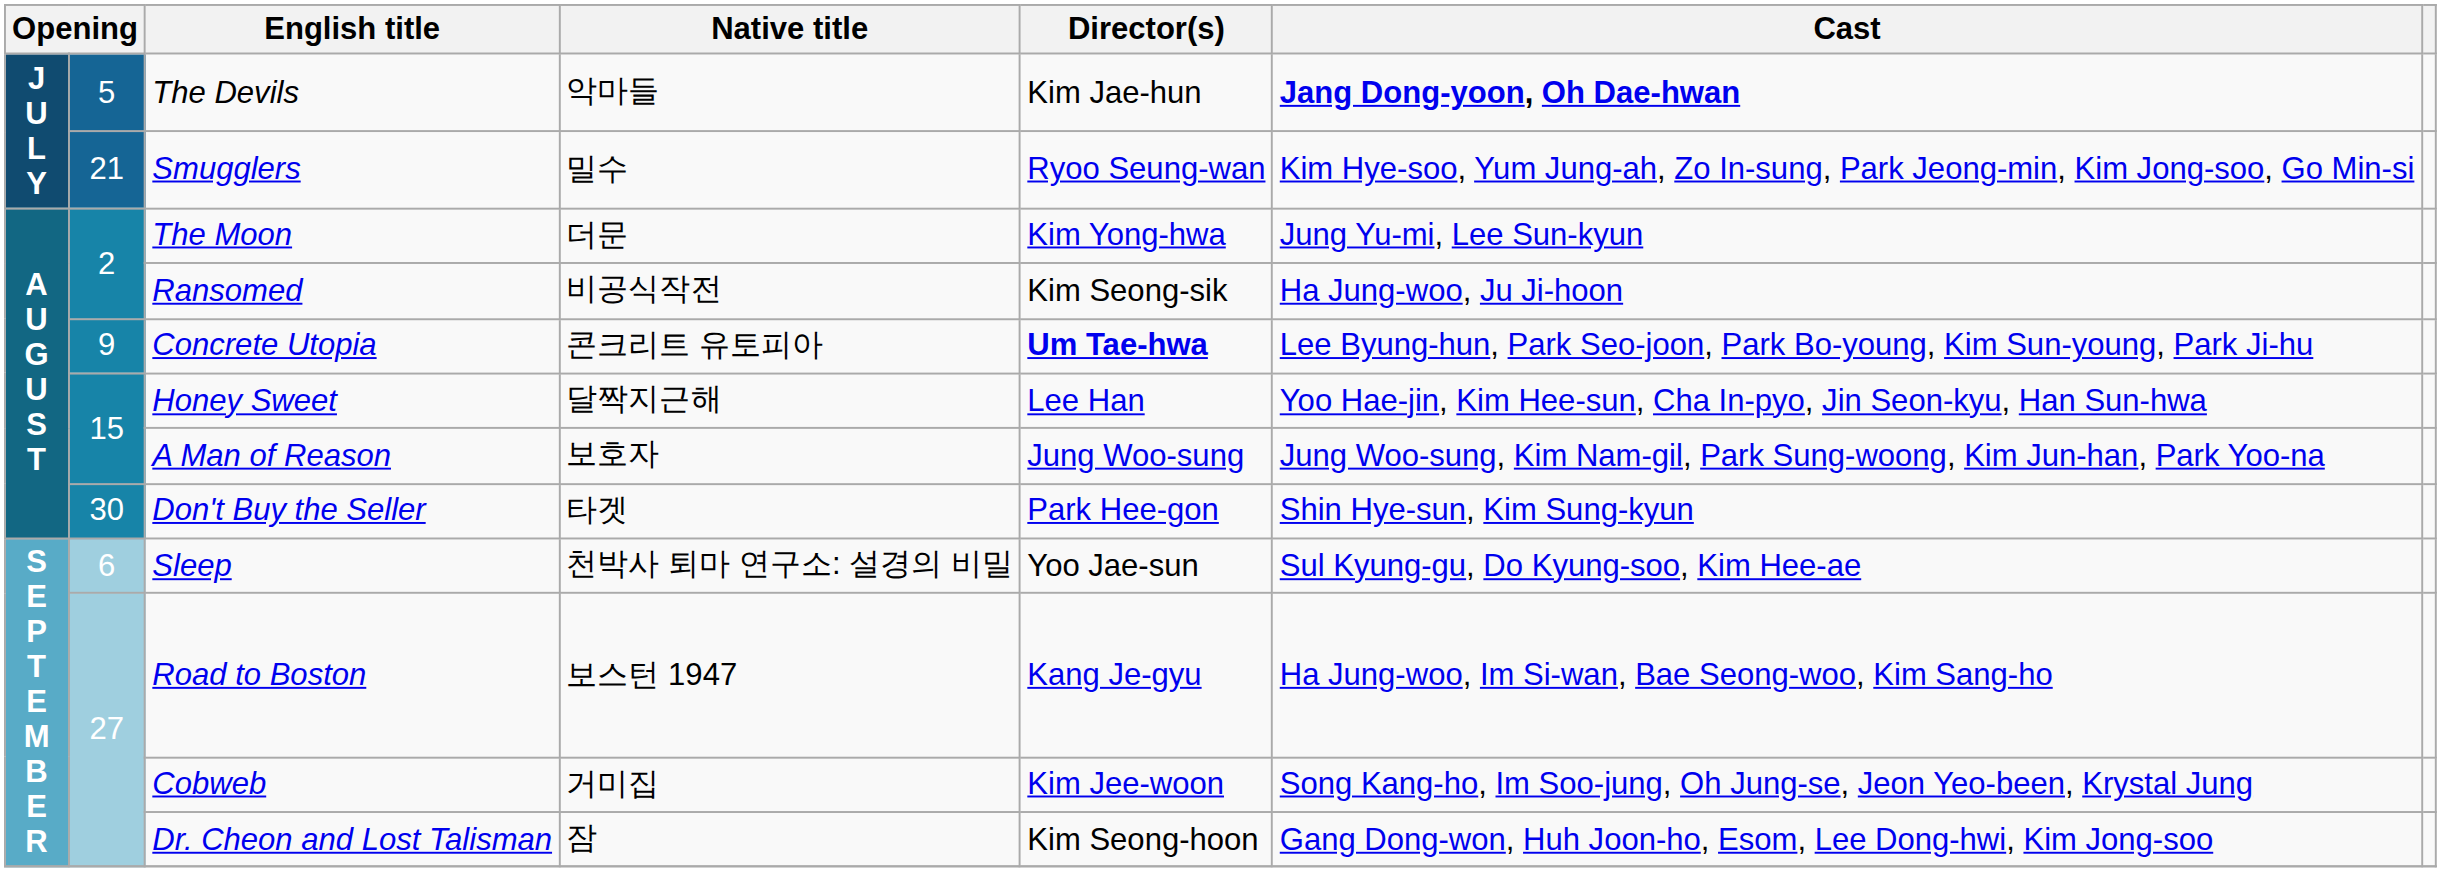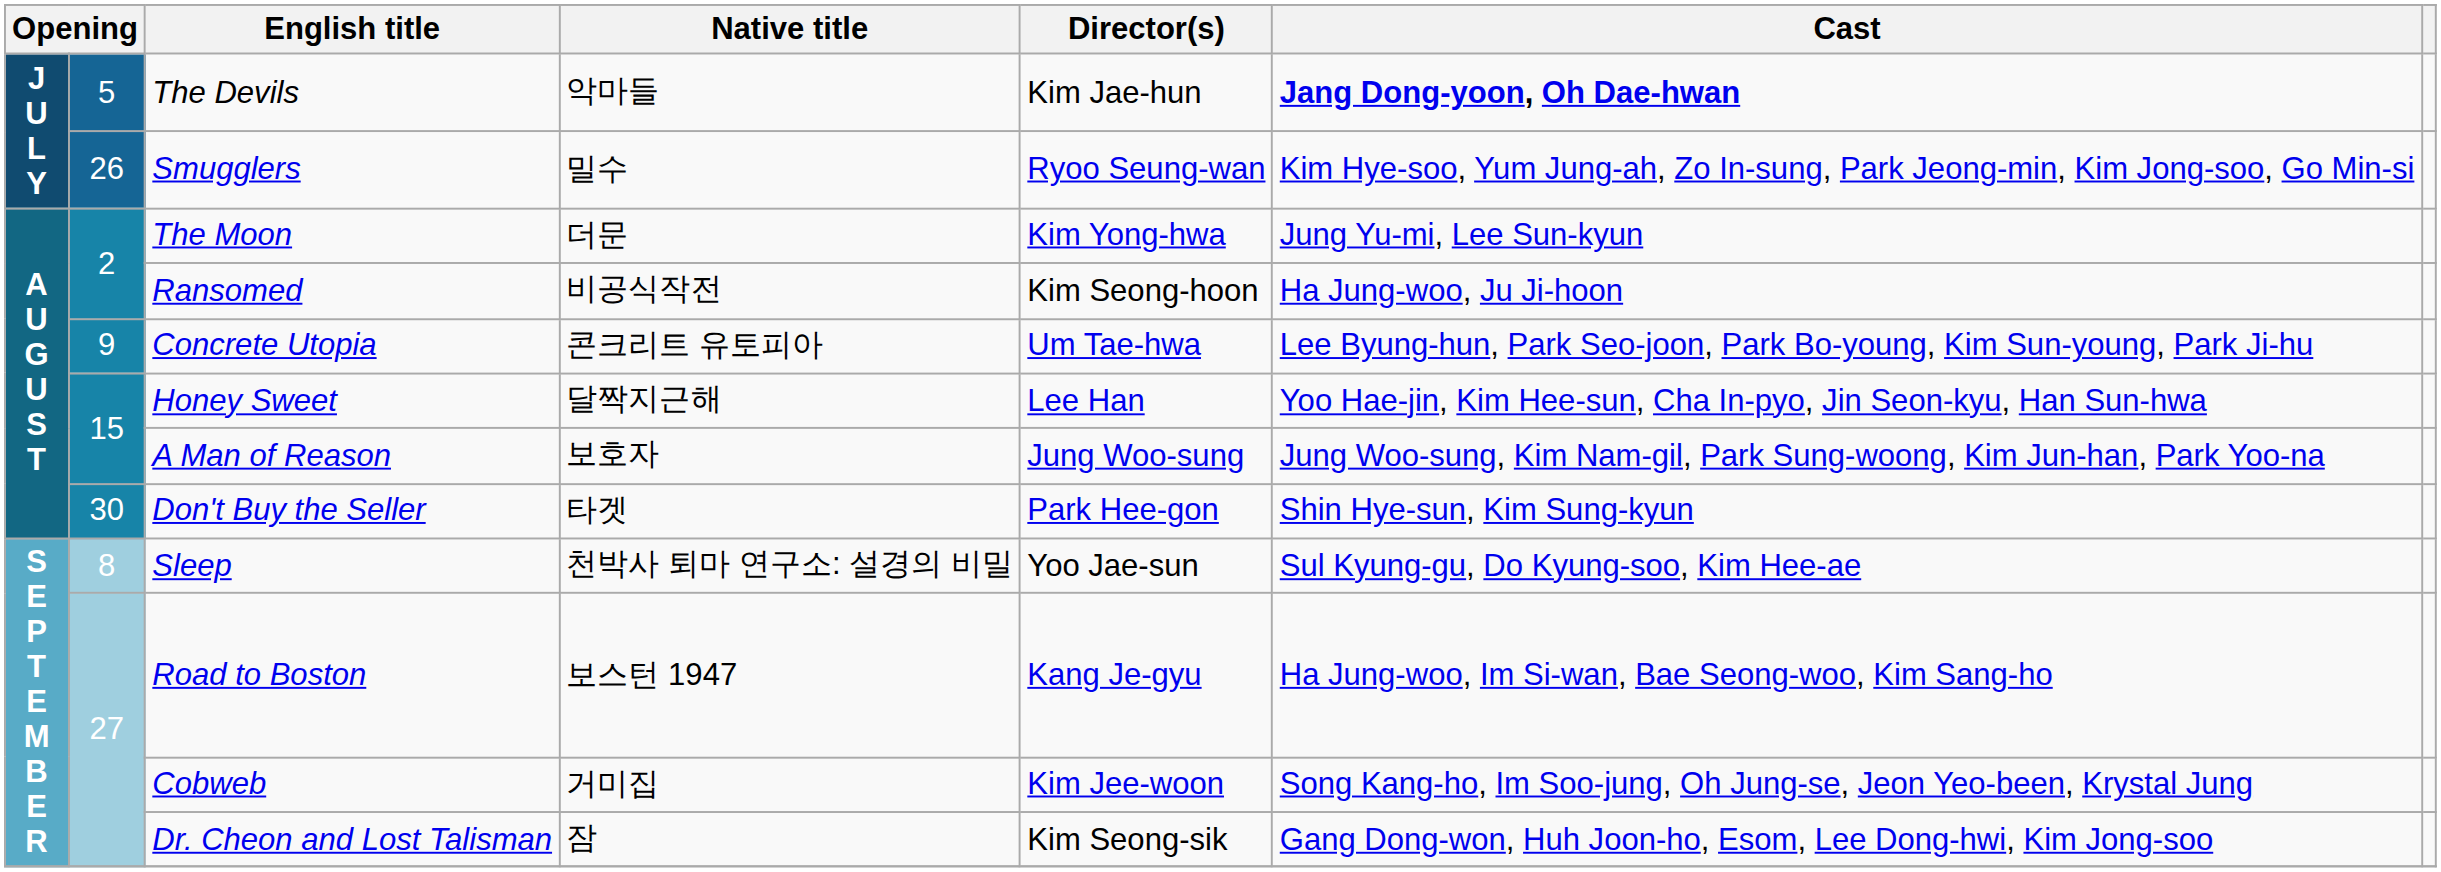(107, 169) 21 -> (107, 169) 26
(1127, 290) Kim Seong-sik -> (1143, 290) Kim Seong-hoon
(1118, 345) bold -> (1114, 345) normal
(107, 565) 6 -> (107, 565) 8
(1143, 839) Kim Seong-hoon -> (1127, 839) Kim Seong-sik
